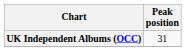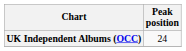(162, 38) 31 -> (162, 38) 24
